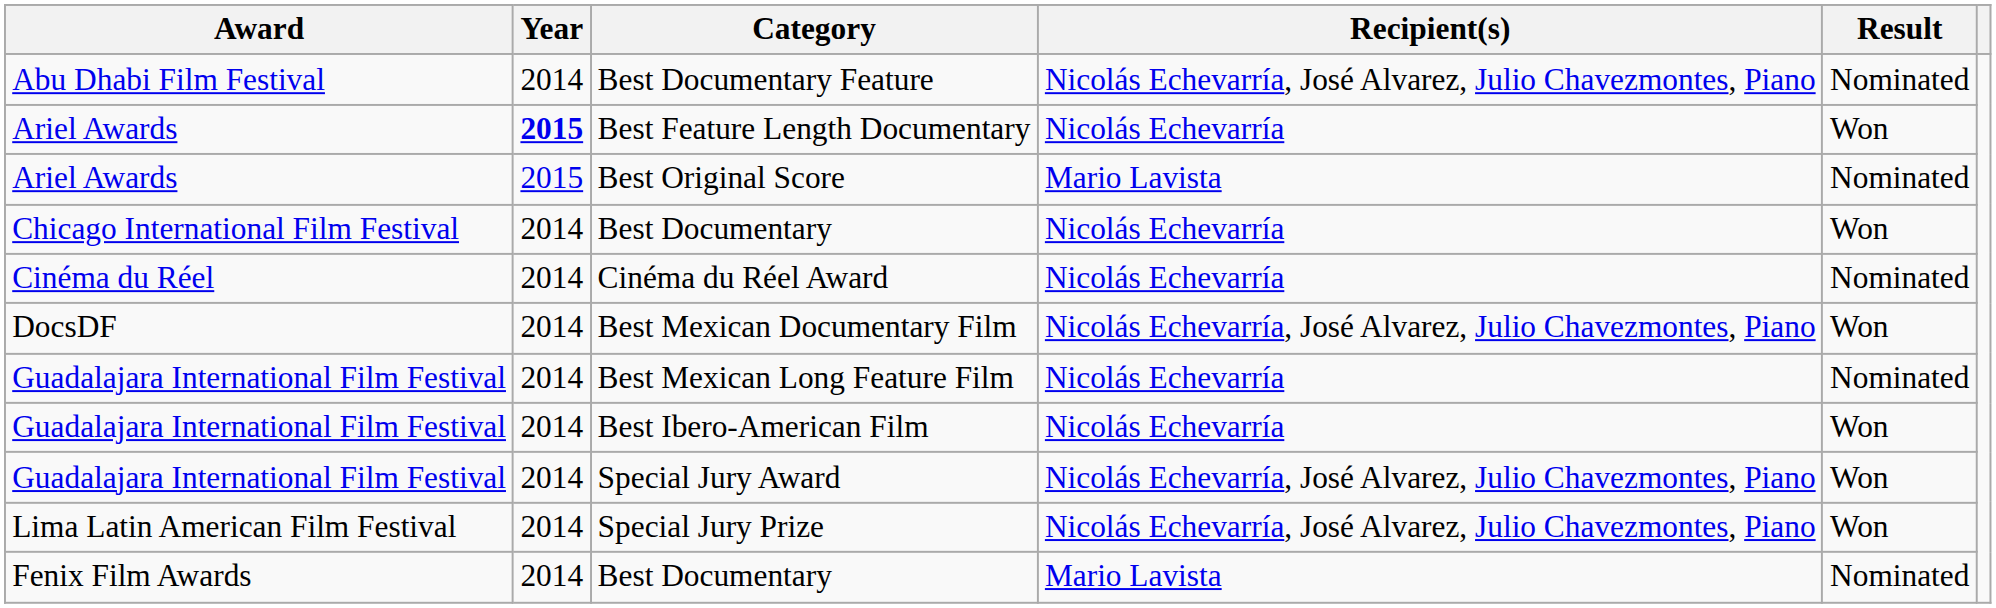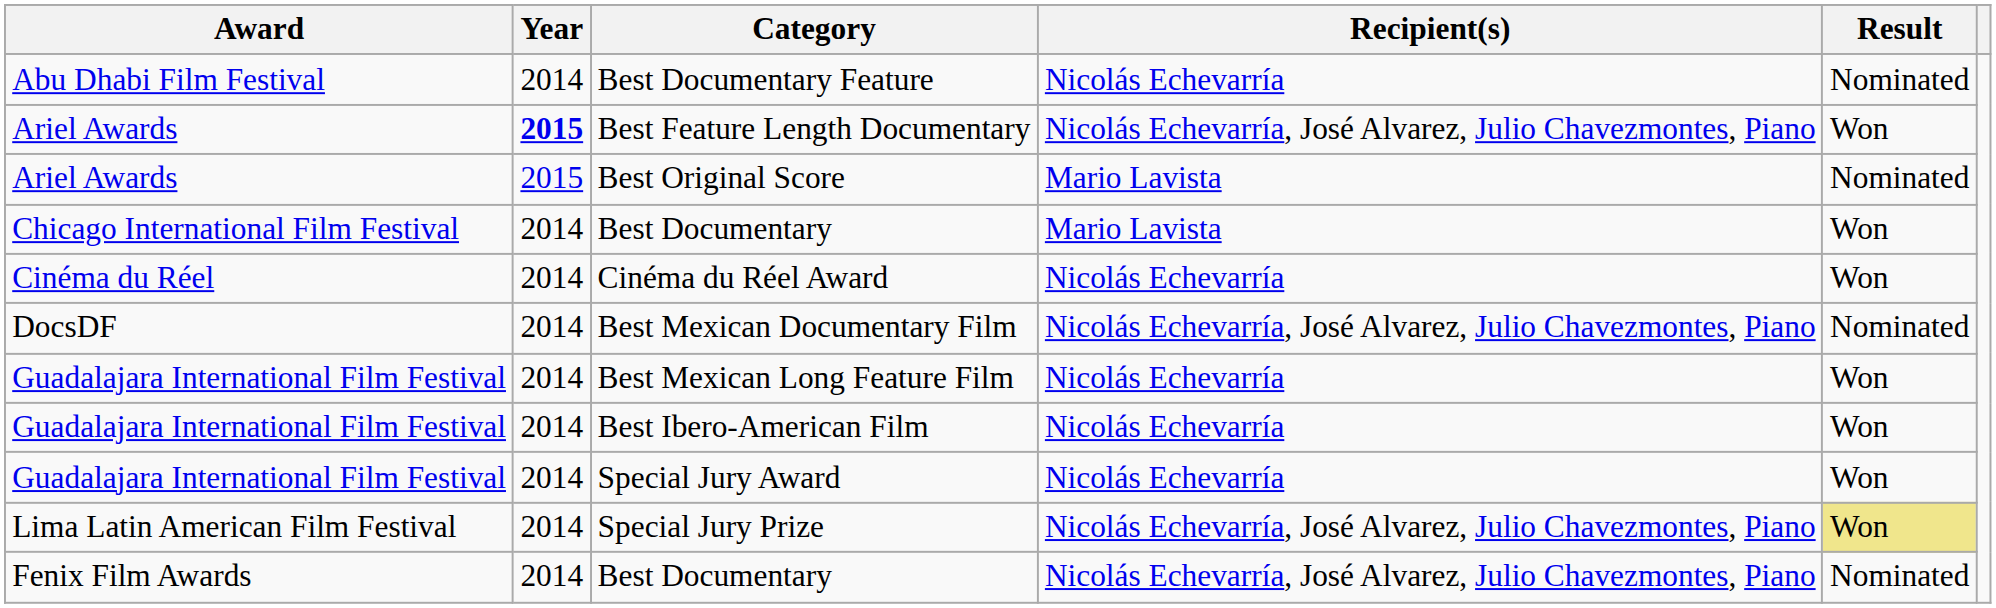(1430, 79) Nicolás Echevarría, José Alvarez, Julio Chavezmontes, Piano -> (1165, 79) Nicolás Echevarría
(1165, 128) Nicolás Echevarría -> (1430, 128) Nicolás Echevarría, José Alvarez, Julio Chavezmontes, Piano
(1165, 228) Nicolás Echevarría -> (1133, 228) Mario Lavista
(1900, 278) Nominated -> (1859, 278) Won
(1859, 327) Won -> (1900, 327) Nominated
(1900, 377) Nominated -> (1859, 377) Won
(1430, 476) Nicolás Echevarría, José Alvarez, Julio Chavezmontes, Piano -> (1165, 476) Nicolás Echevarría
(1859, 526) no background -> (1859, 526) khaki background
(1133, 576) Mario Lavista -> (1430, 576) Nicolás Echevarría, José Alvarez, Julio Chavezmontes, Piano
